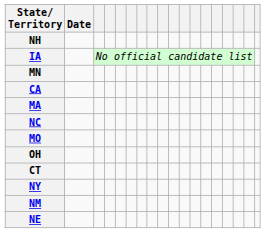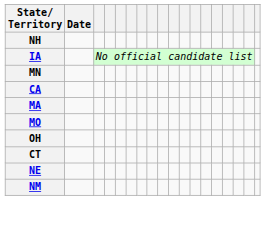- row: (35, 122)
- row: (35, 187)
rows swapped: (35, 220) <-> (35, 204)
